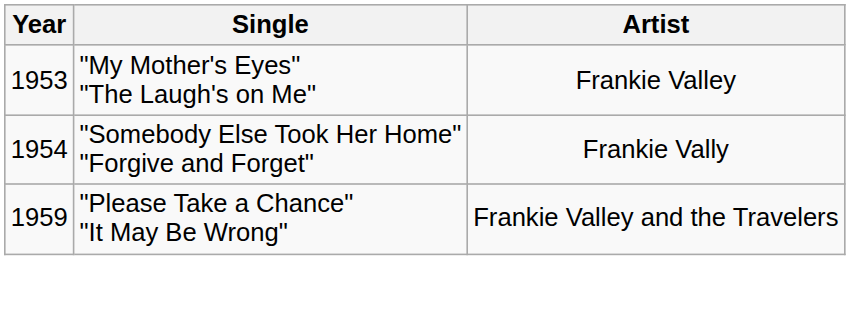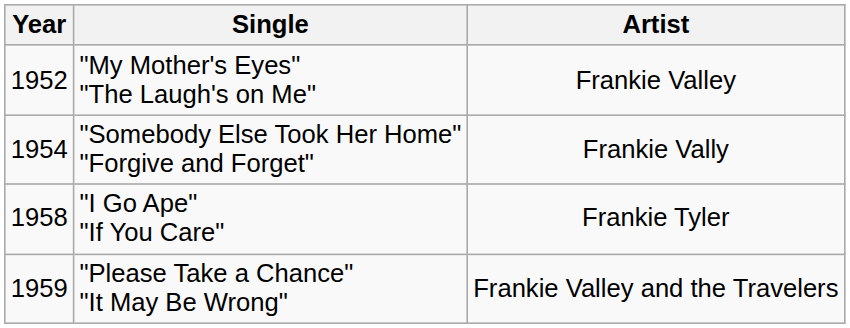(39, 79) 1953 -> (39, 79) 1952
+ row: (152, 218)
